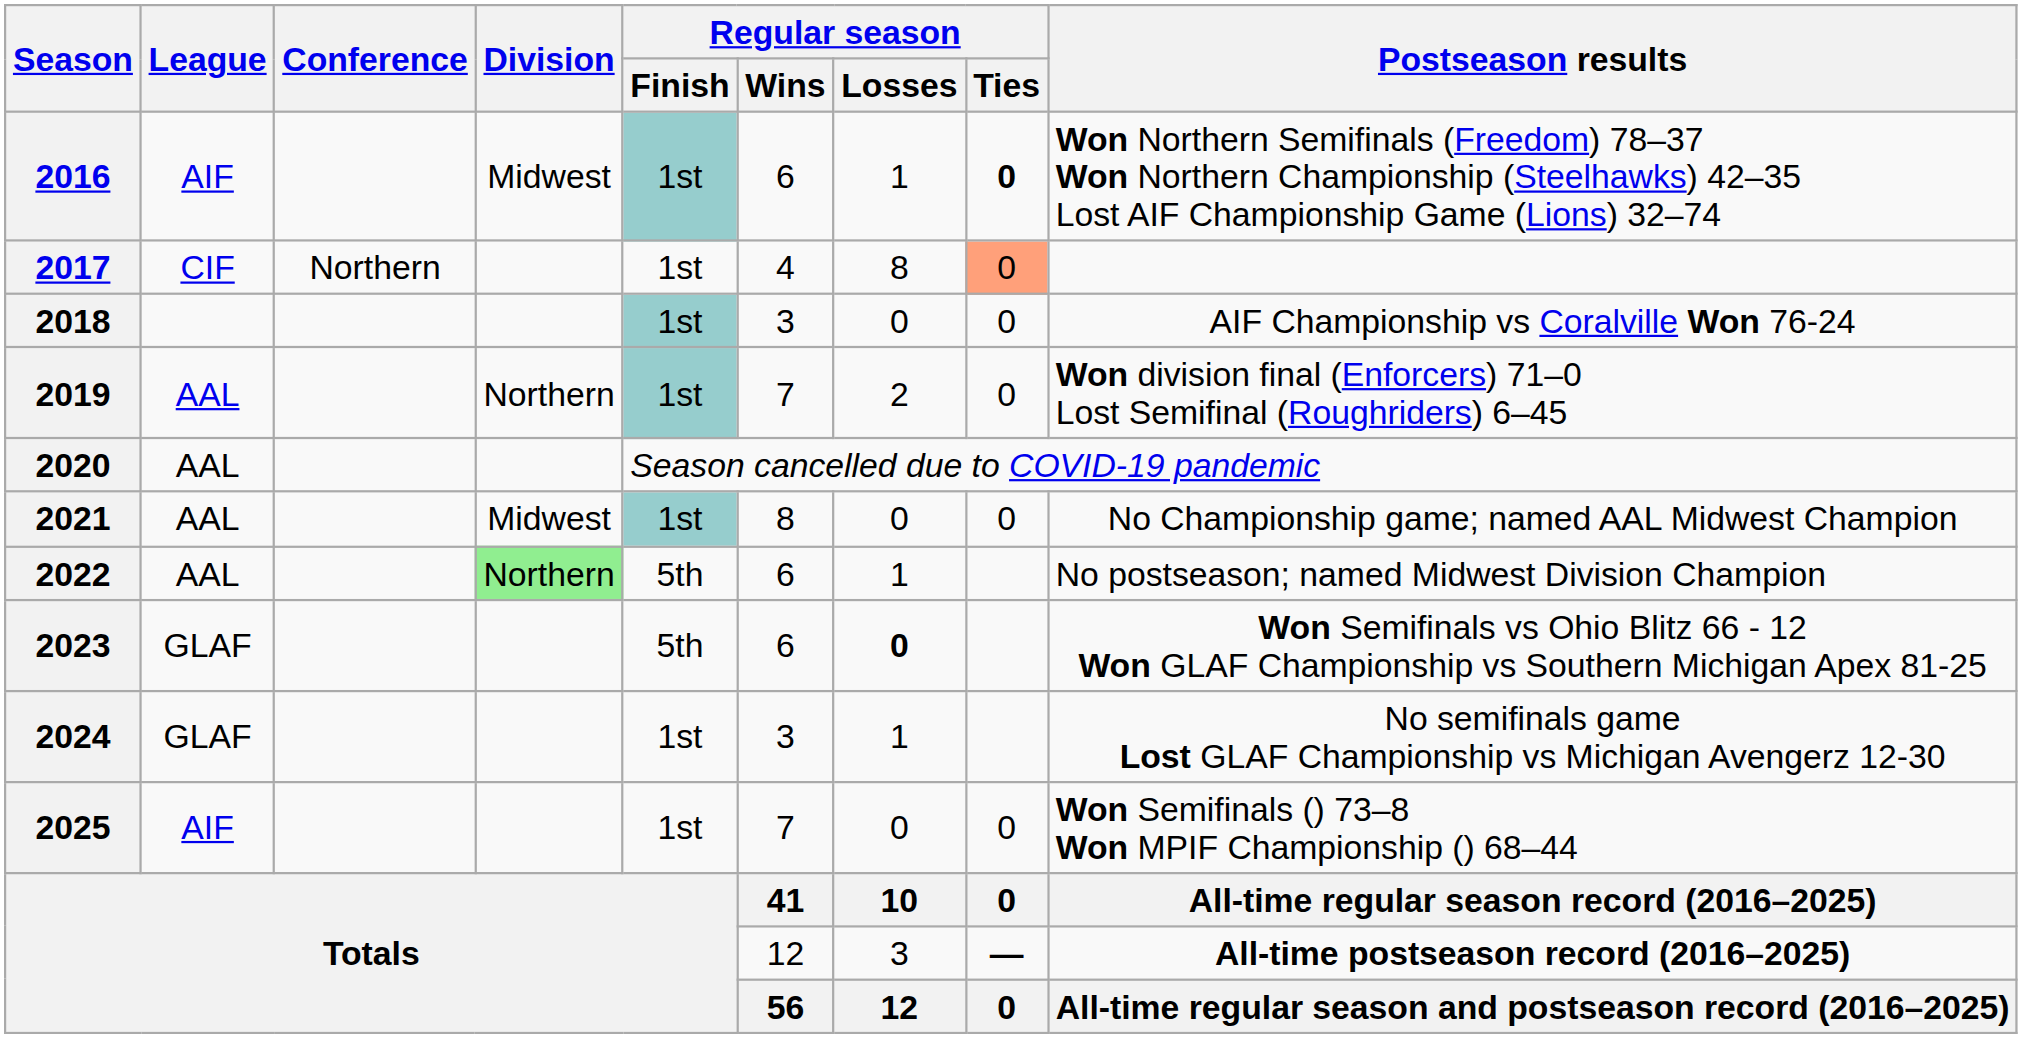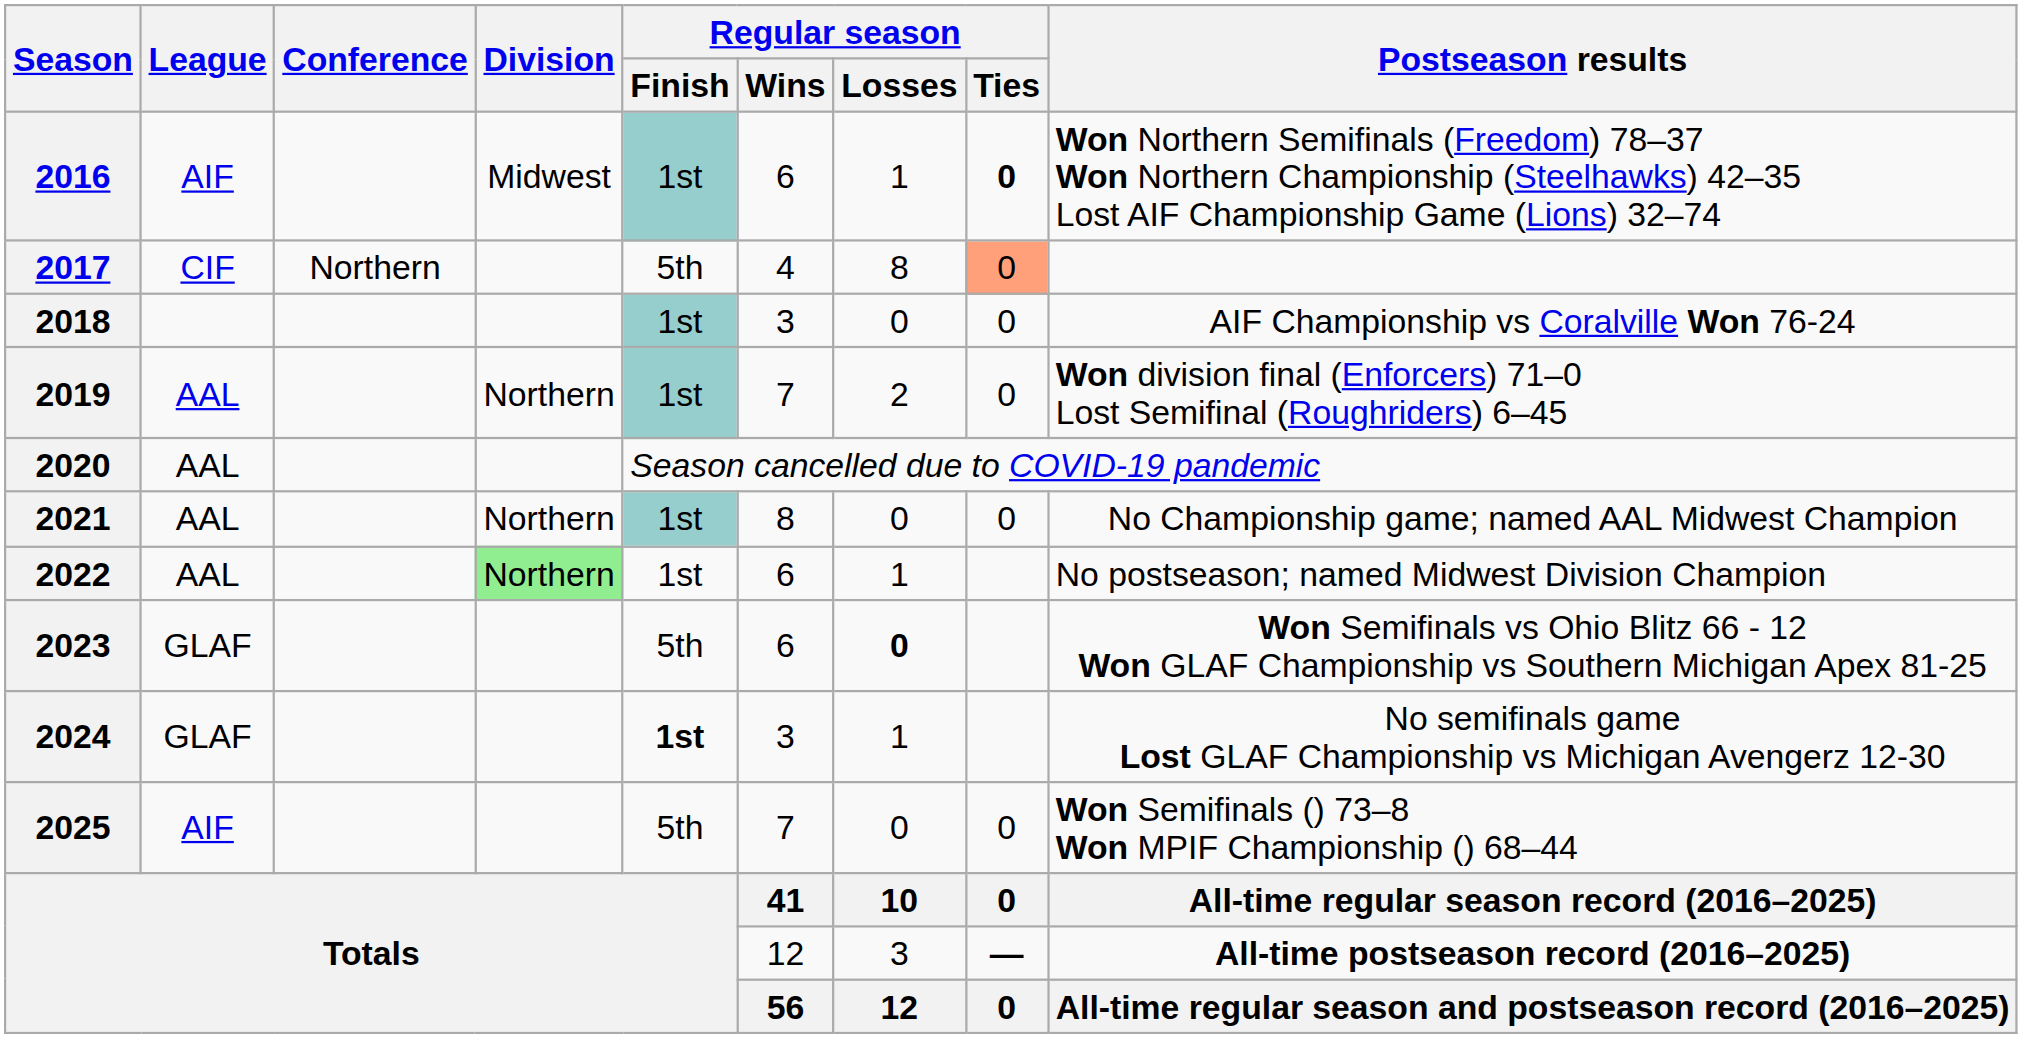(680, 268) 1st -> (680, 268) 5th
(549, 519) Midwest -> (549, 519) Northern
(680, 573) 5th -> (680, 573) 1st
(680, 736) normal -> (680, 736) bold
(680, 827) 1st -> (680, 827) 5th
